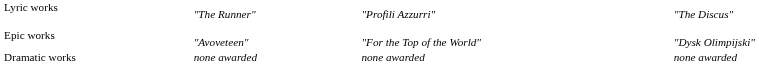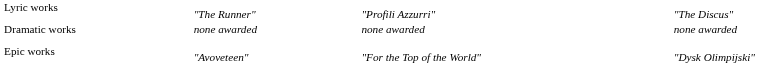rows swapped: (40, 57) <-> (29, 35)
